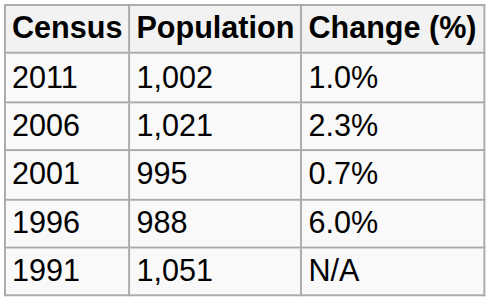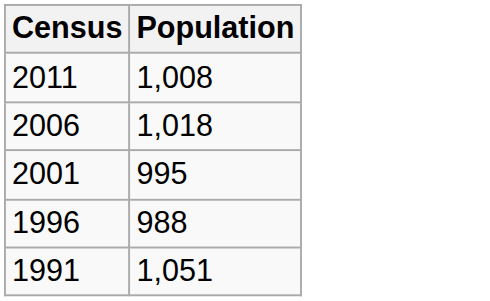- column: (392, 28)
(175, 77) 1,002 -> (175, 77) 1,008
(175, 125) 1,021 -> (175, 125) 1,018
